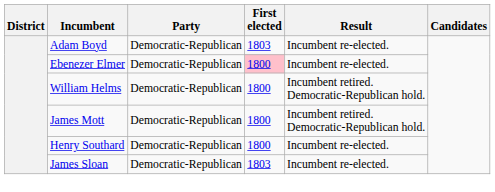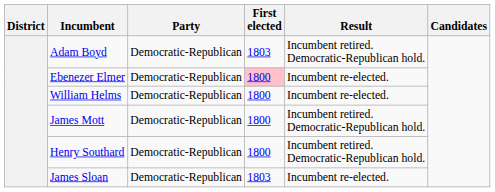(338, 45) Incumbent re-elected. -> (356, 51) Incumbent retired. Democratic-Republican hold.
(356, 89) Incumbent retired. Democratic-Republican hold. -> (338, 95) Incumbent re-elected.
(338, 145) Incumbent re-elected. -> (356, 152) Incumbent retired. Democratic-Republican hold.
